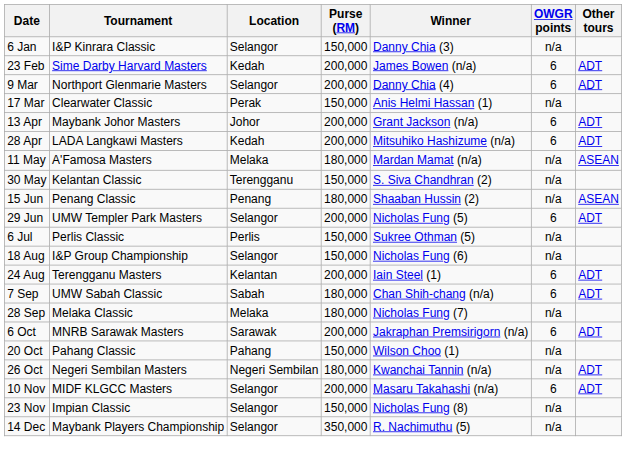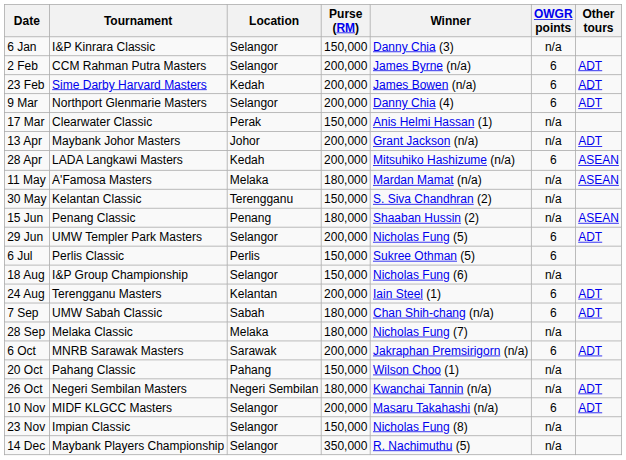+ row: (23, 66)
(553, 123) 6 -> (553, 142) n/a
(590, 142) ADT -> (599, 161) ASEAN
(553, 237) n/a -> (553, 256) 6
